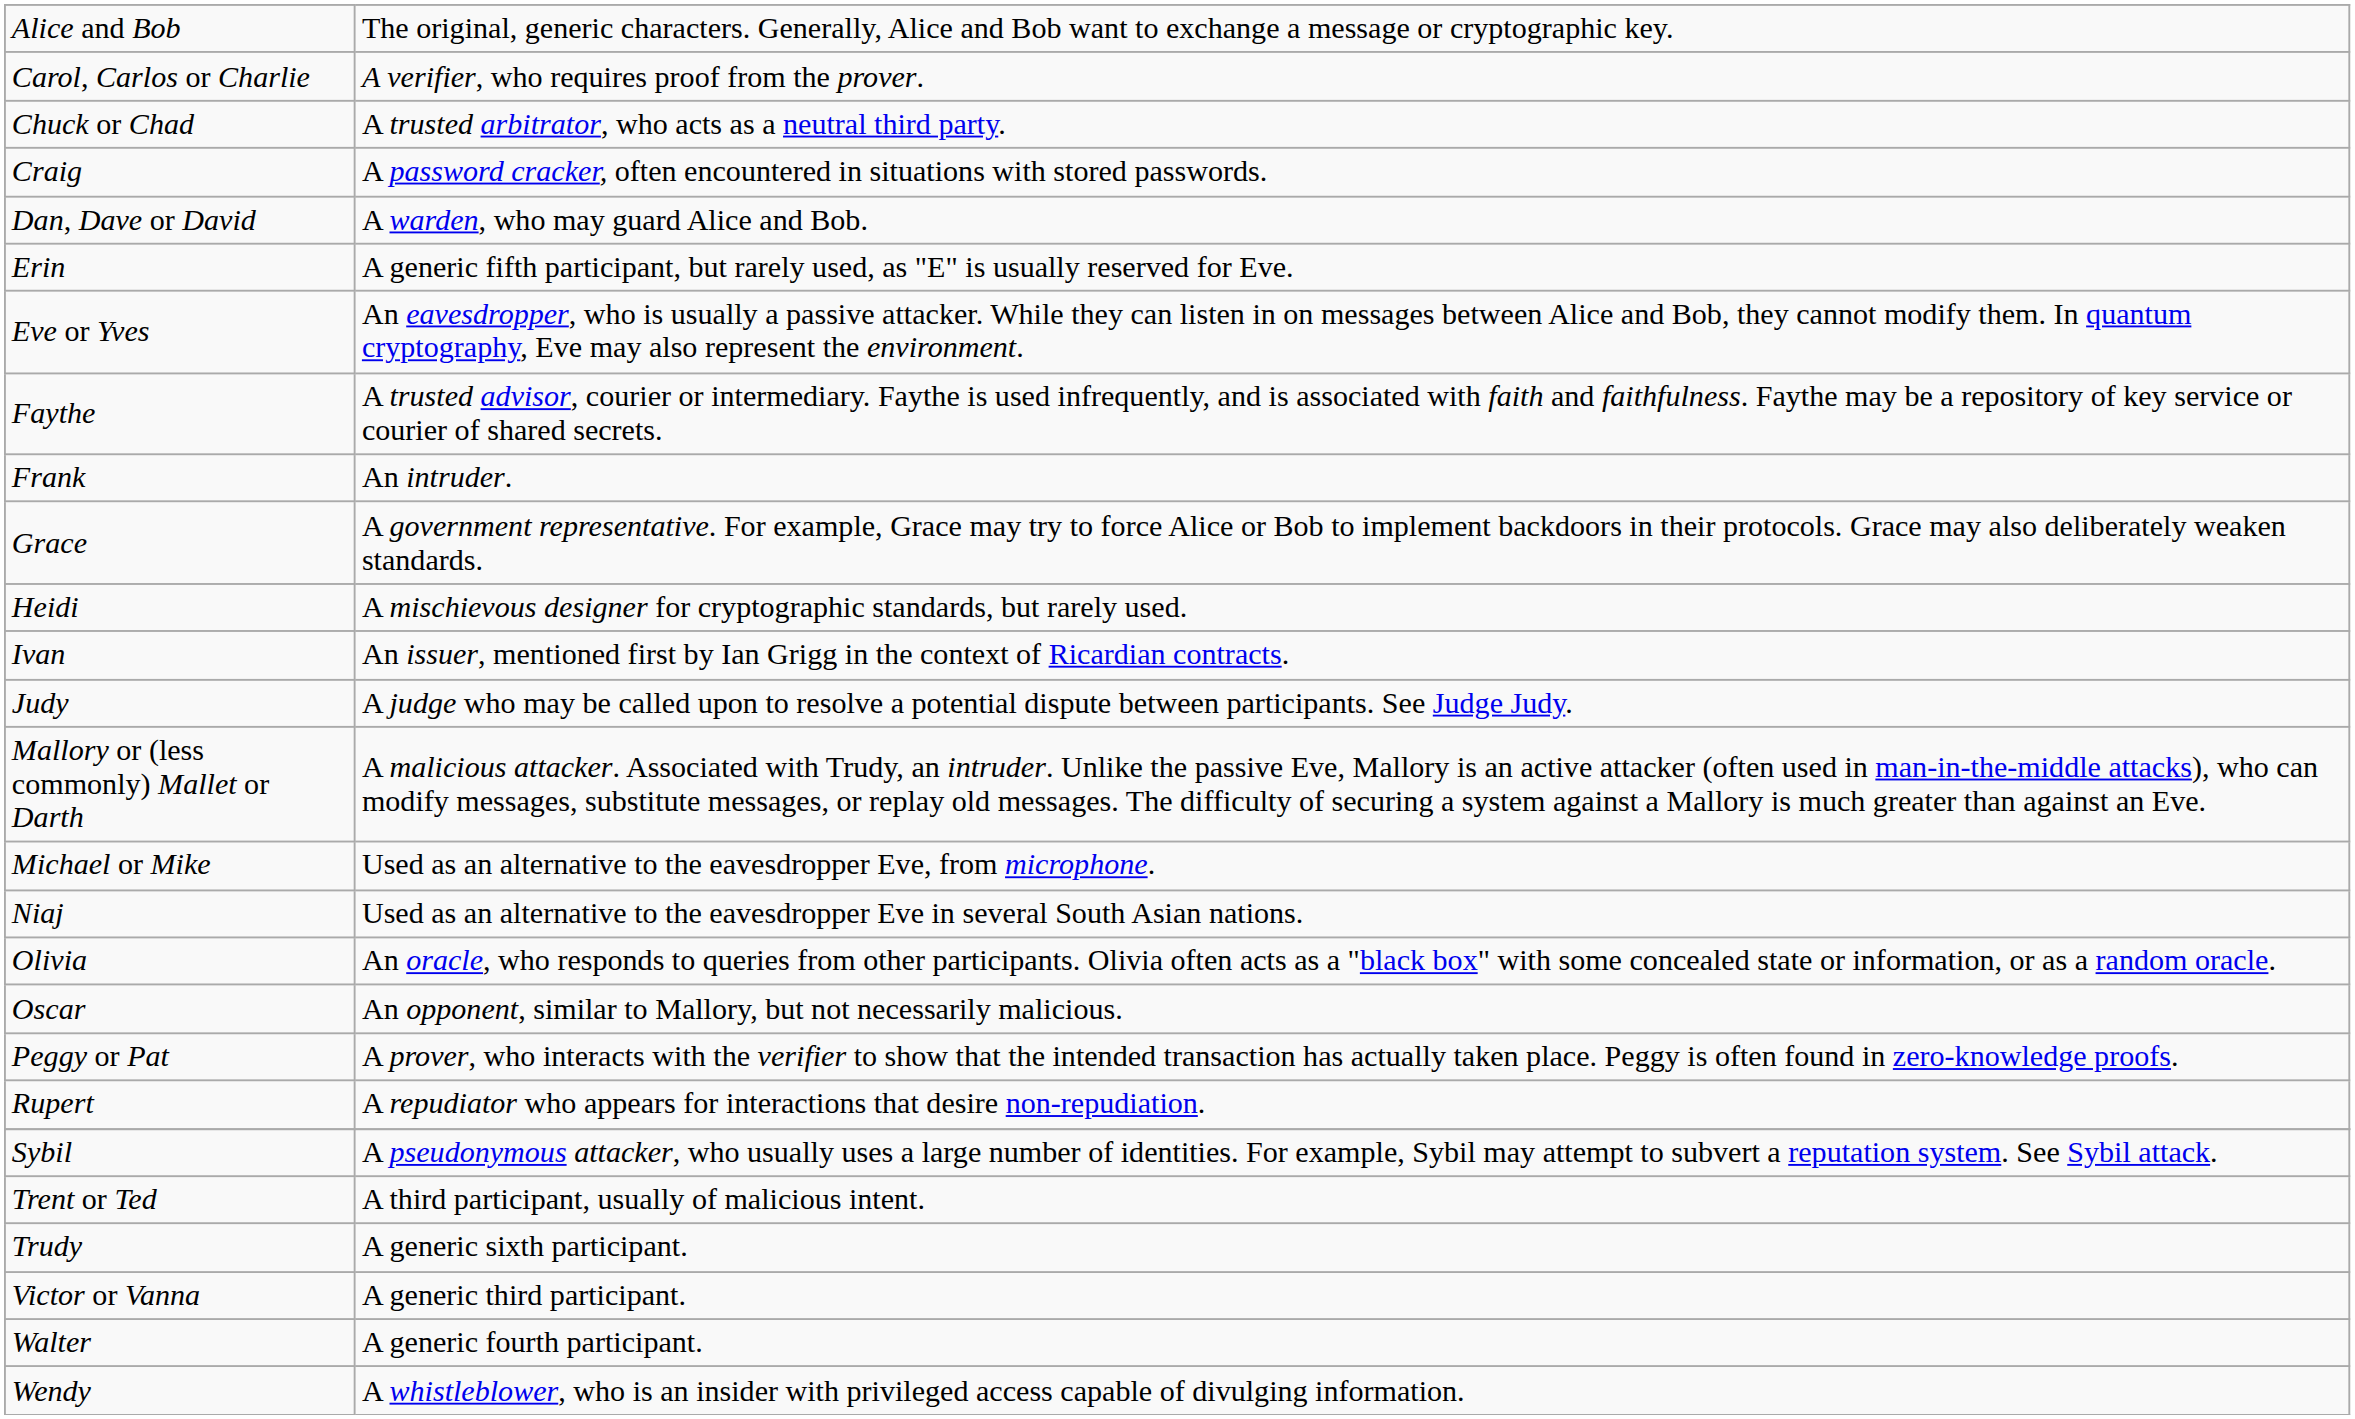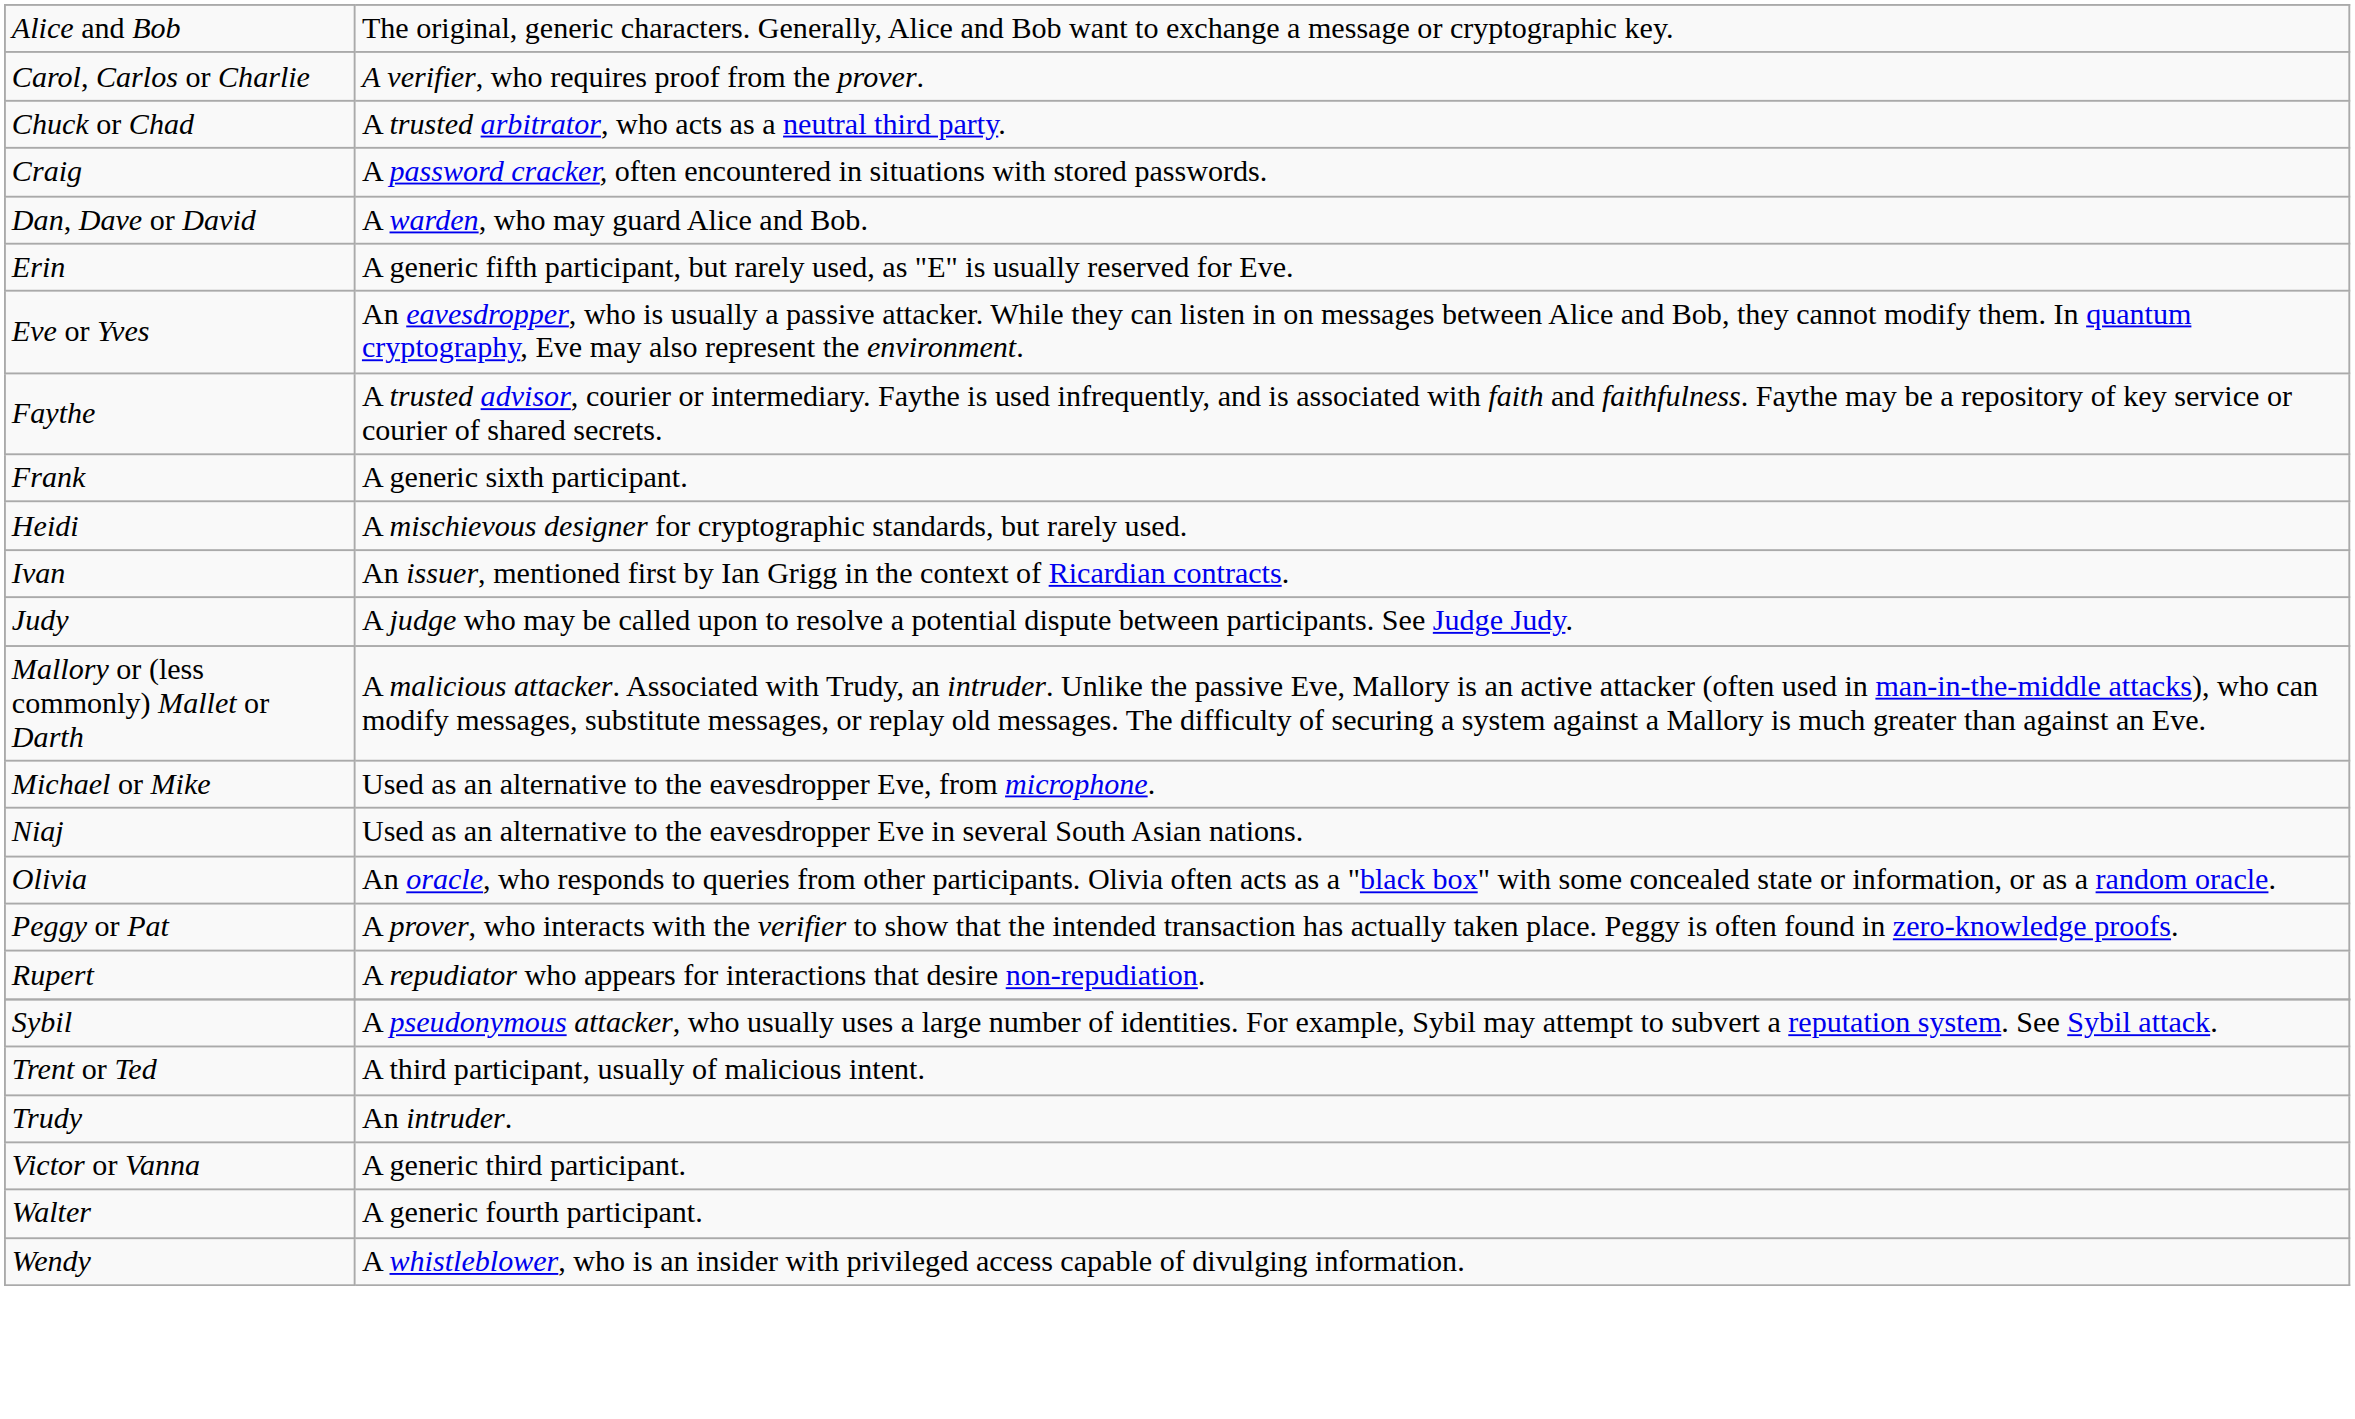(437, 477) An intruder. -> (525, 477) A generic sixth participant.
- row: (49, 542)
- row: (49, 1008)
(525, 1247) A generic sixth participant. -> (437, 1117) An intruder.
